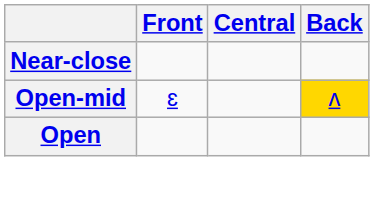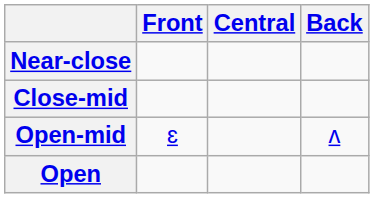+ row: (71, 98)
(334, 98) gold background -> (334, 135) no background
